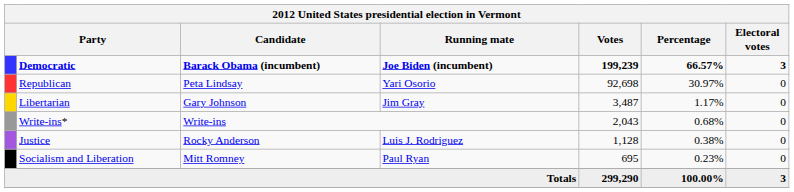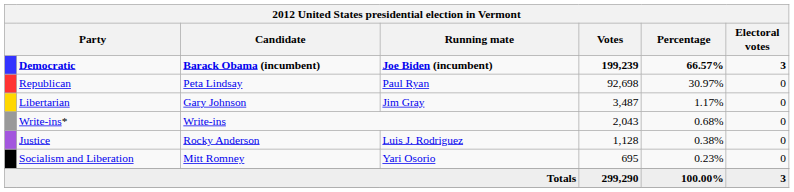(409, 83) Yari Osorio -> (406, 83) Paul Ryan
(406, 159) Paul Ryan -> (409, 159) Yari Osorio
